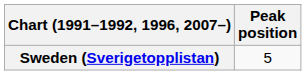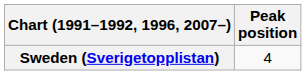(268, 57) 5 -> (268, 57) 4
